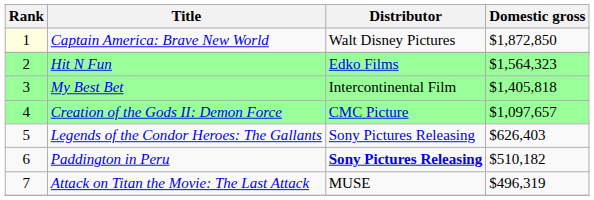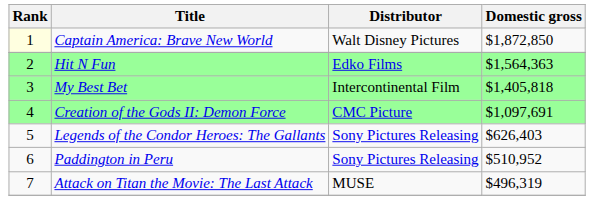(523, 64) $1,564,323 -> (519, 64) $1,564,363
(523, 111) $1,097,657 -> (519, 111) $1,097,691
(405, 159) bold -> (405, 159) normal
(517, 159) $510,182 -> (514, 159) $510,952
